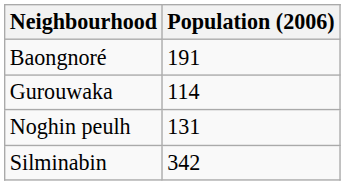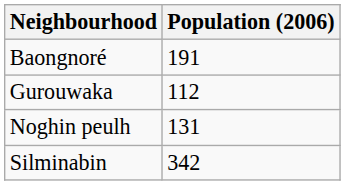(183, 92) 114 -> (183, 92) 112
